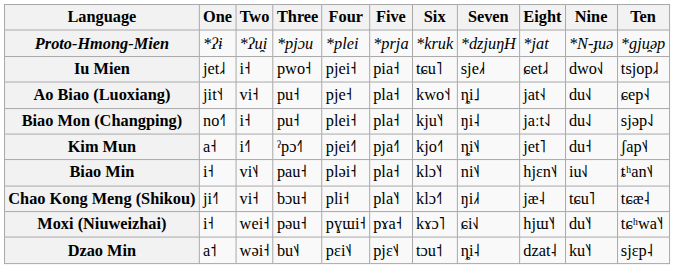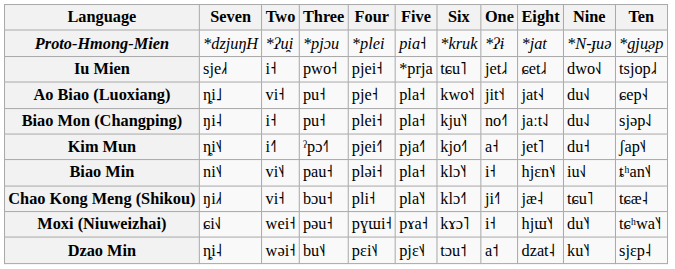columns swapped: (218, 17) <-> (488, 17)
(391, 43) *prja -> (413, 43) pia˧
(386, 69) pia˧ -> (416, 69) *prja
